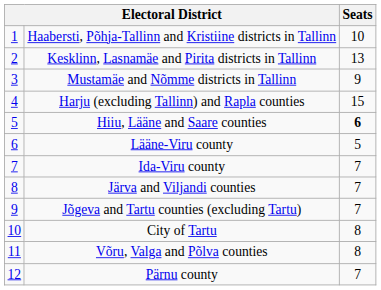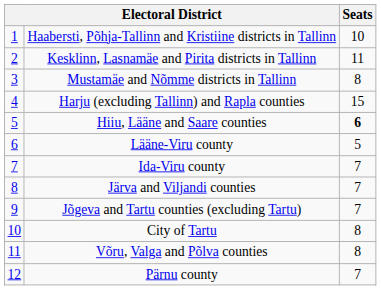(358, 58) 13 -> (358, 58) 11
(358, 79) 9 -> (358, 79) 8
